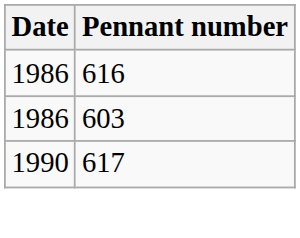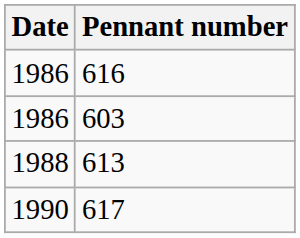+ row: (103, 163)
